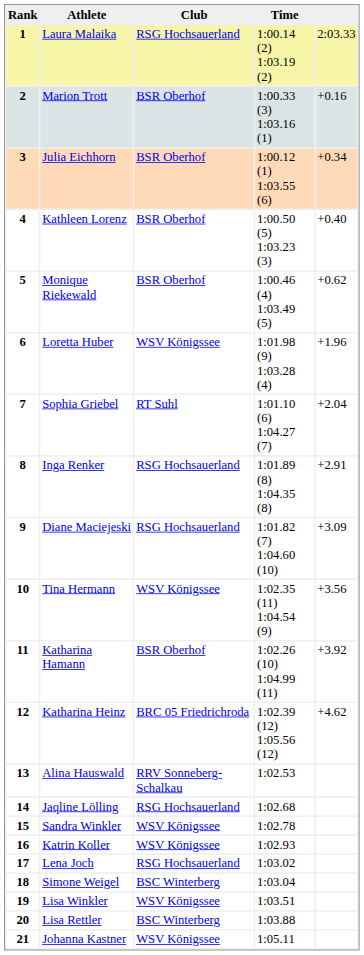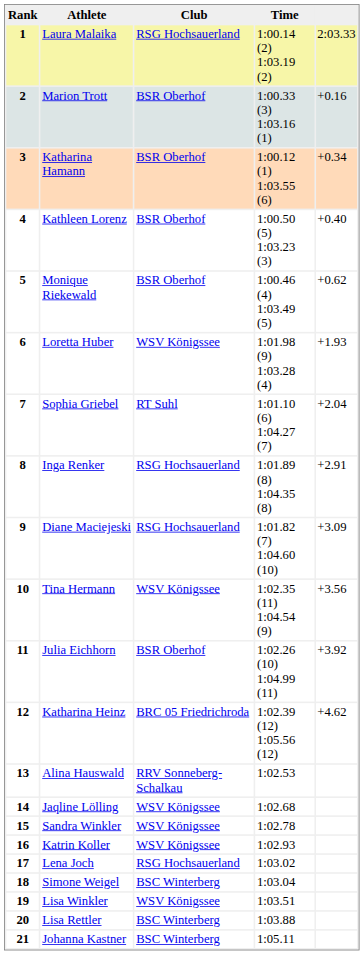(79, 157) Julia Eichhorn -> (67, 164) Katharina Hamann
(332, 342) +1.96 -> (332, 342) +1.93
(67, 657) Katharina Hamann -> (79, 650) Julia Eichhorn
(188, 806) RSG Hochsauerland -> (178, 806) WSV Königssee
(178, 939) WSV Königssee -> (178, 939) BSC Winterberg
